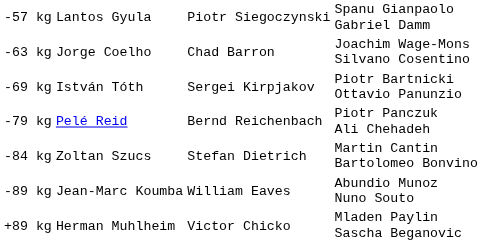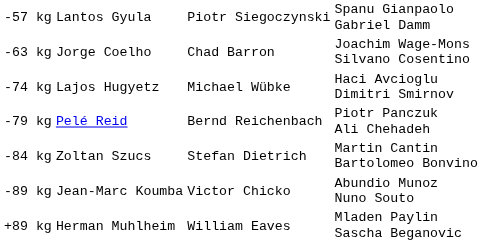- row: (28, 87)
+ row: (28, 87)
(239, 191) William Eaves -> (239, 191) Victor Chicko
(239, 225) Victor Chicko -> (239, 225) William Eaves
